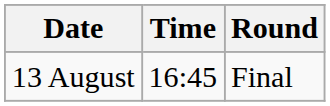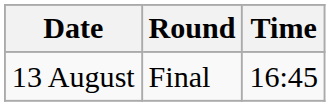columns swapped: (183, 28) <-> (274, 28)
